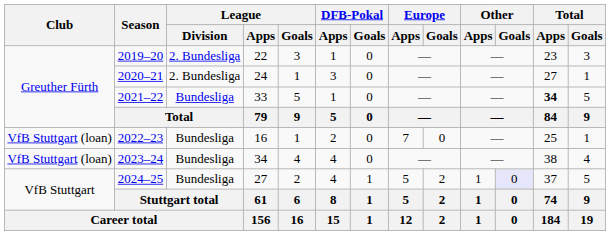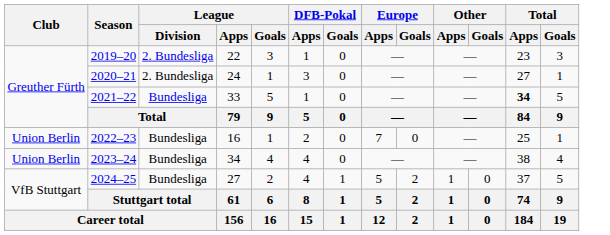(60, 138) VfB Stuttgart (loan) -> (46, 138) Union Berlin
(60, 158) VfB Stuttgart (loan) -> (46, 158) Union Berlin
(514, 179) lavender background -> (487, 179) no background
